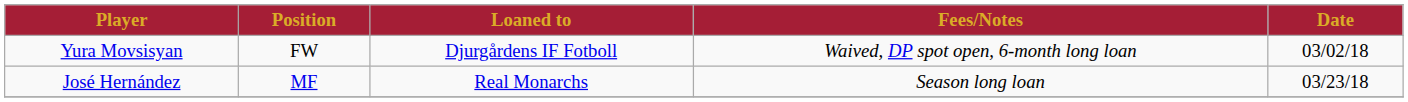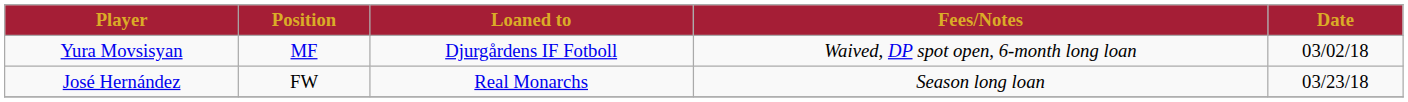(304, 50) FW -> (304, 50) MF
(304, 81) MF -> (304, 81) FW
